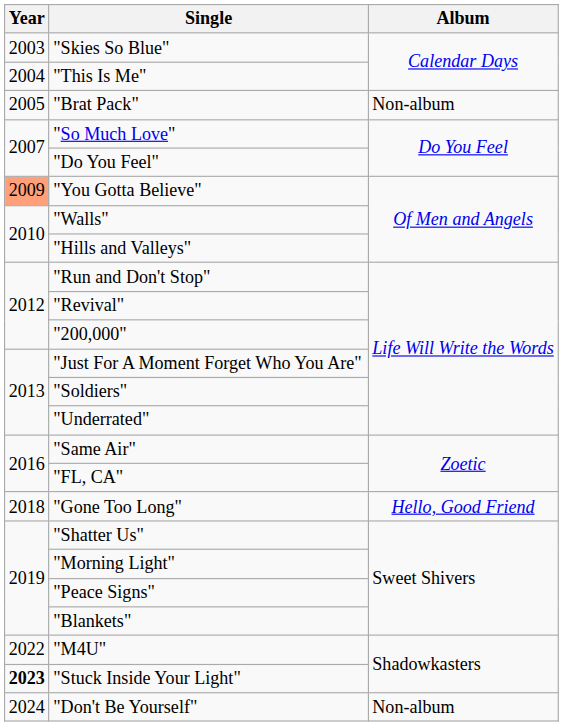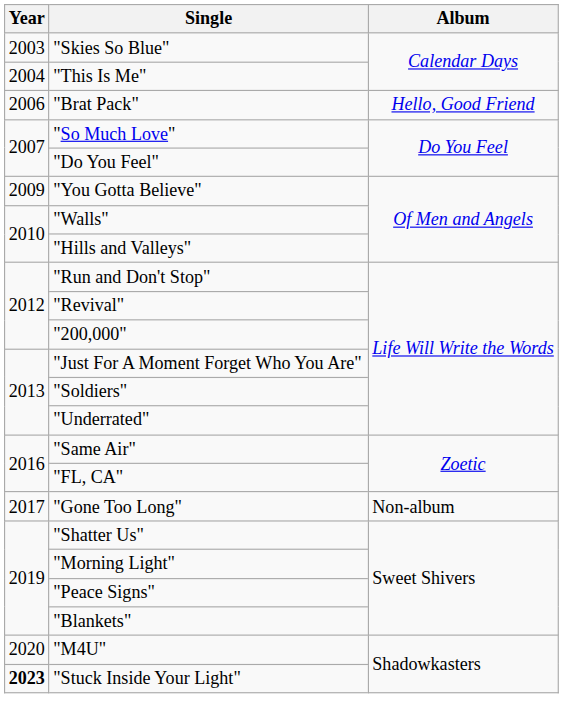(27, 104) 2005 -> (27, 104) 2006
(413, 104) Non-album -> (463, 104) Hello, Good Friend
(27, 190) lightsalmon background -> (27, 190) no background
(27, 506) 2018 -> (27, 506) 2017
(463, 506) Hello, Good Friend -> (413, 506) Non-album
(27, 649) 2022 -> (27, 649) 2020
- row: (125, 707)
